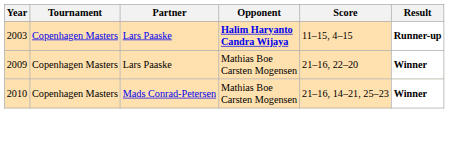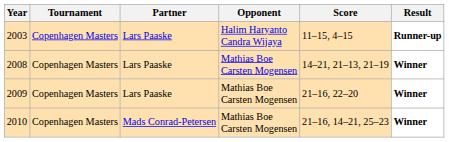(257, 36) bold -> (254, 36) normal
+ row: (17, 65)
